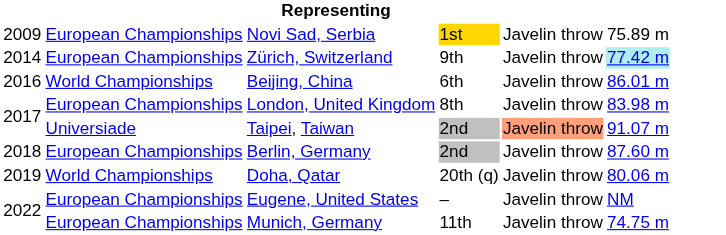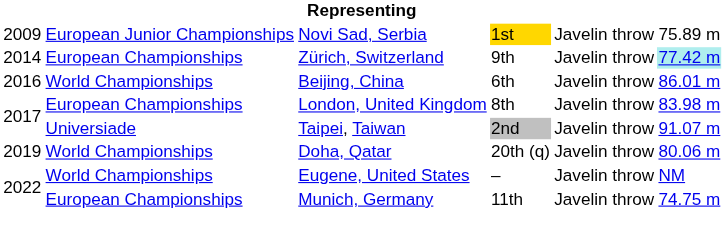(144, 34) European Championships -> (170, 34) European Junior Championships
(553, 128) lightsalmon background -> (604, 128) no background
- row: (309, 152)
(144, 199) European Championships -> (129, 175) World Championships
